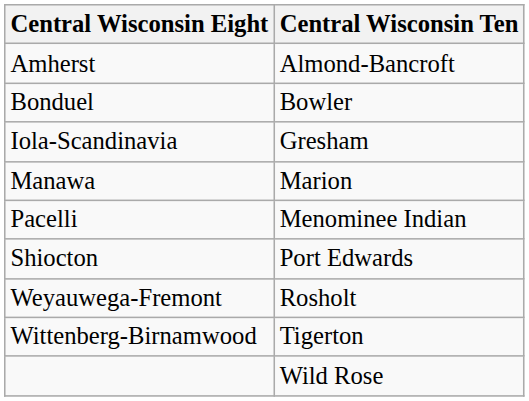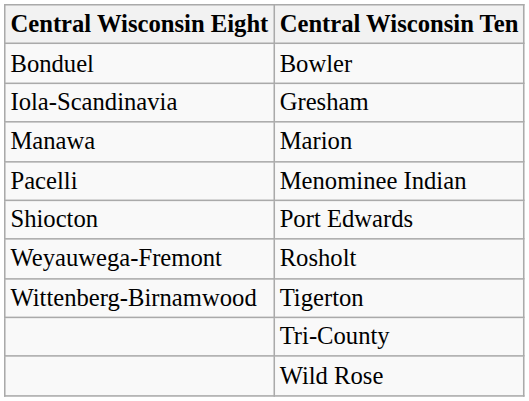- row: (367, 63)
+ row: (335, 336)
